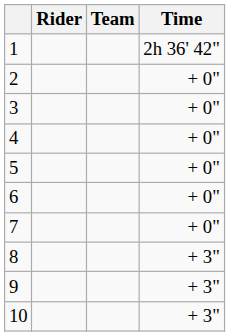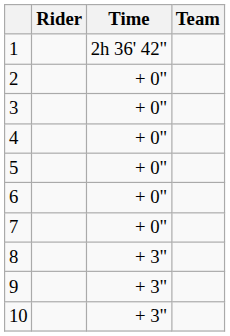columns swapped: (113, 19) <-> (182, 19)
